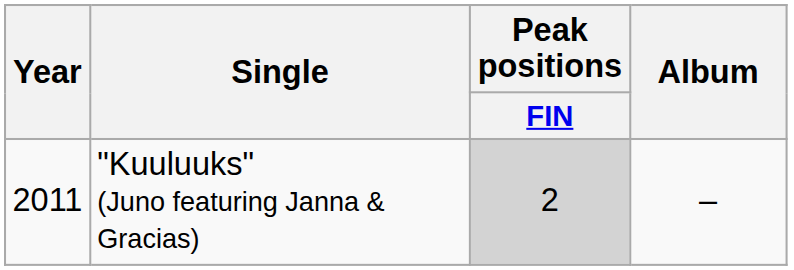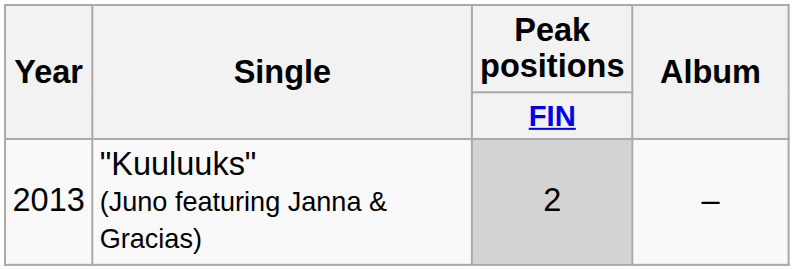(47, 201) 2011 -> (49, 201) 2013
